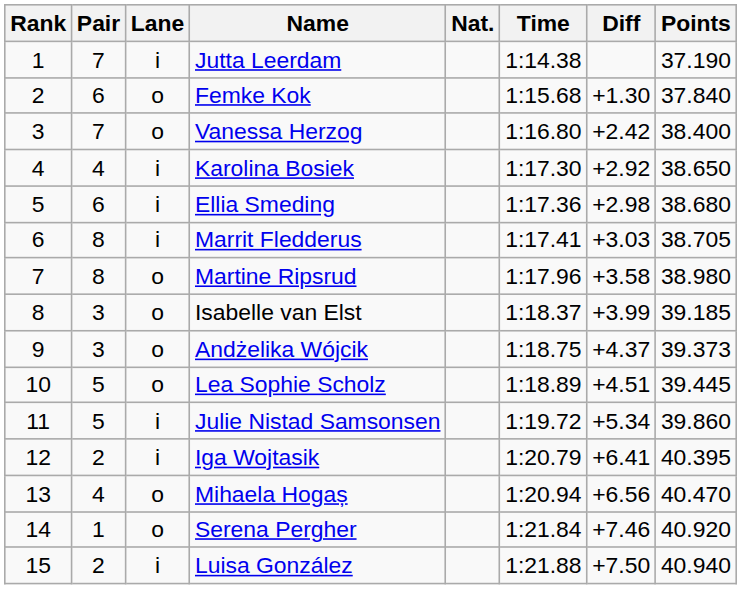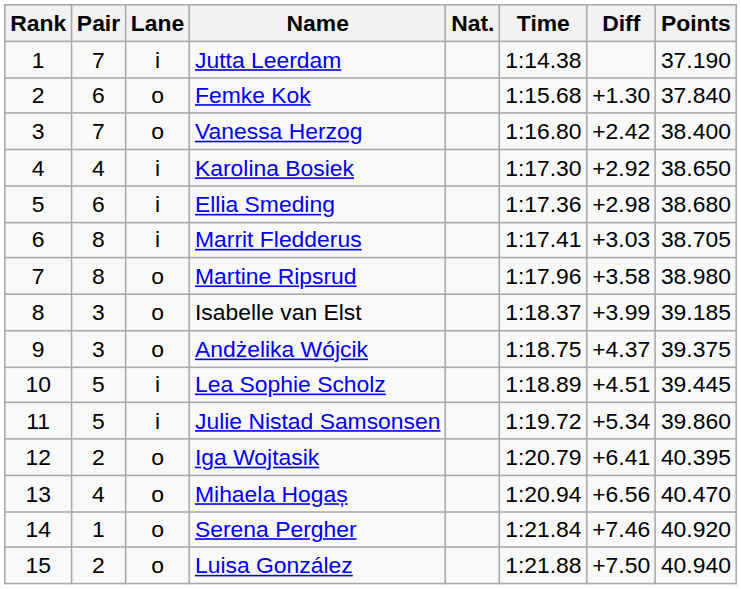(696, 349) 39.373 -> (696, 349) 39.375
(158, 385) o -> (158, 385) i
(158, 457) i -> (158, 457) o
(158, 566) i -> (158, 566) o
